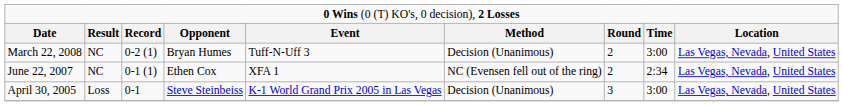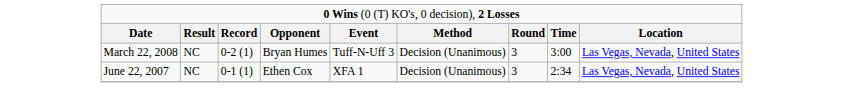(610, 52) 2 -> (514, 52) 3
(524, 72) NC (Evensen fell out of the ring) -> (453, 72) Decision (Unanimous)
(610, 72) 2 -> (514, 72) 3
- row: (42, 91)
